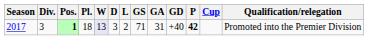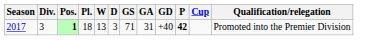- column: (125, 12)
(101, 27) lavender background -> (101, 27) no background
